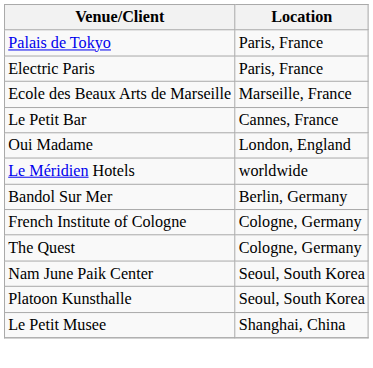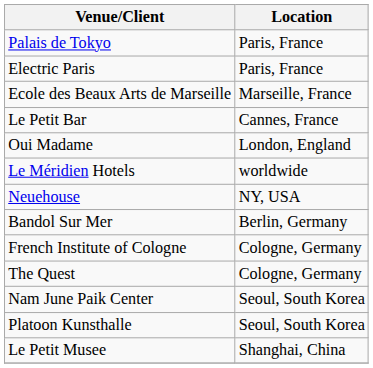+ row: (44, 196)
